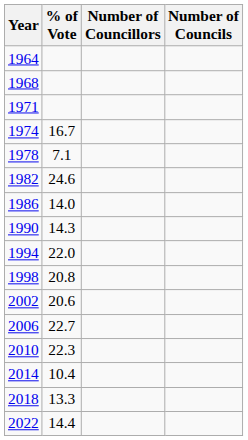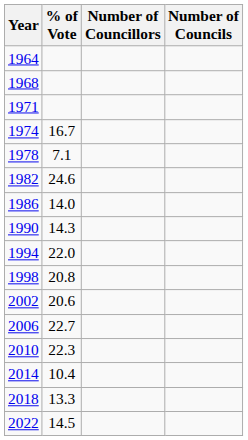(62, 423) 14.4 -> (62, 423) 14.5
